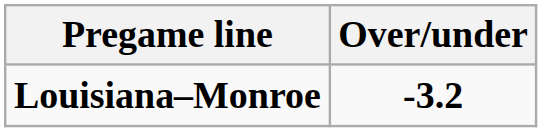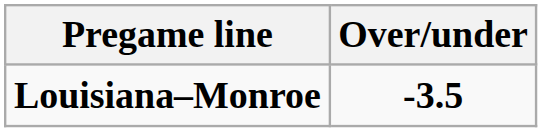(433, 94) -3.2 -> (433, 94) -3.5
